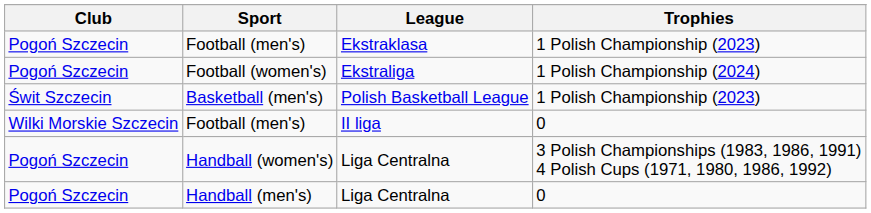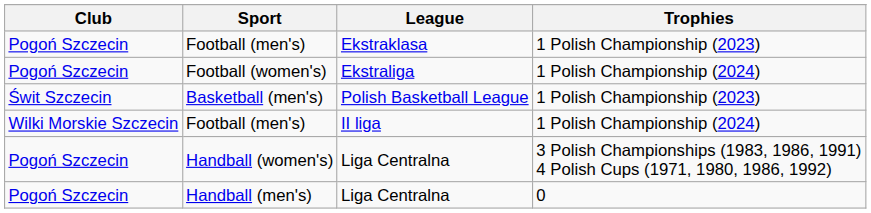(541, 124) 0 -> (648, 124) 1 Polish Championship (2024)
